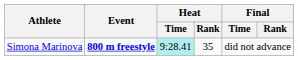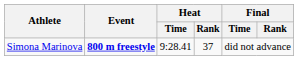(176, 47) paleturquoise background -> (176, 47) no background
(208, 47) 35 -> (208, 47) 37
